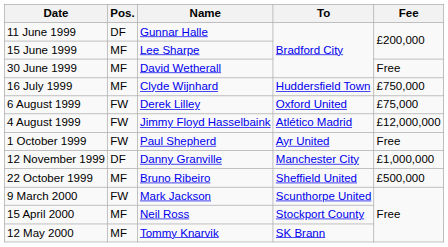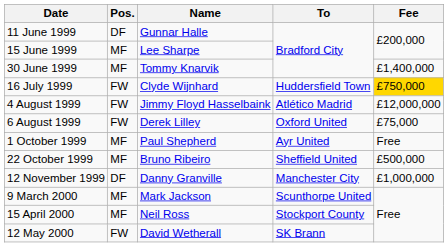(181, 68) David Wetherall -> (179, 68) Tommy Knarvik
(388, 68) Free -> (405, 68) £1,400,000
(119, 86) MF -> (119, 86) FW
(401, 86) no background -> (401, 86) gold background
rows swapped: (44, 123) <-> (44, 104)
(119, 141) FW -> (119, 141) MF
rows swapped: (50, 178) <-> (56, 159)
(119, 196) FW -> (119, 196) MF
(119, 232) MF -> (119, 232) FW
(179, 232) Tommy Knarvik -> (181, 232) David Wetherall
